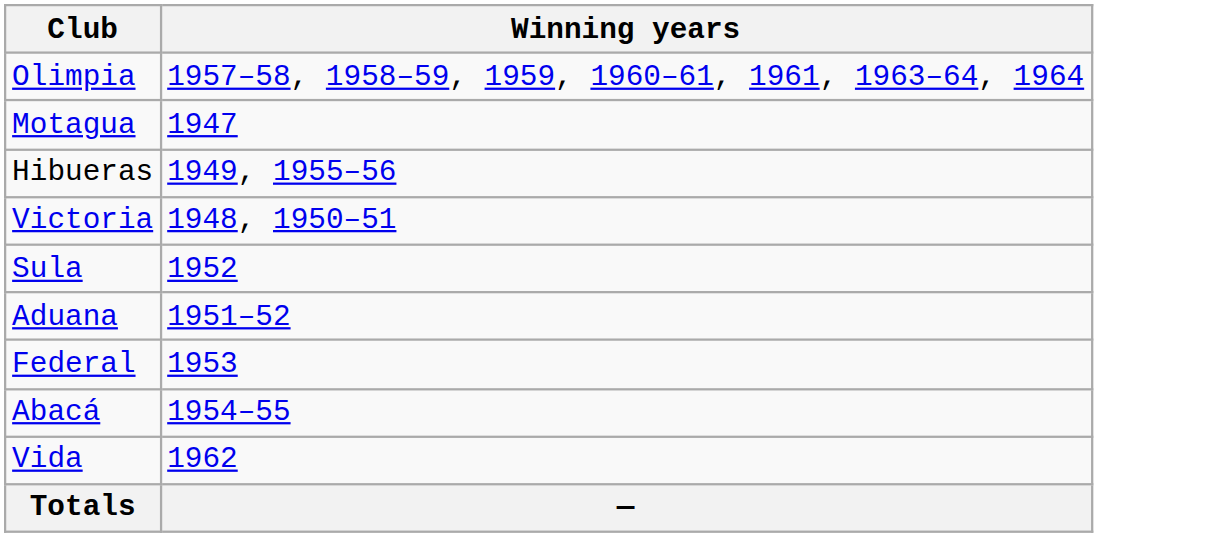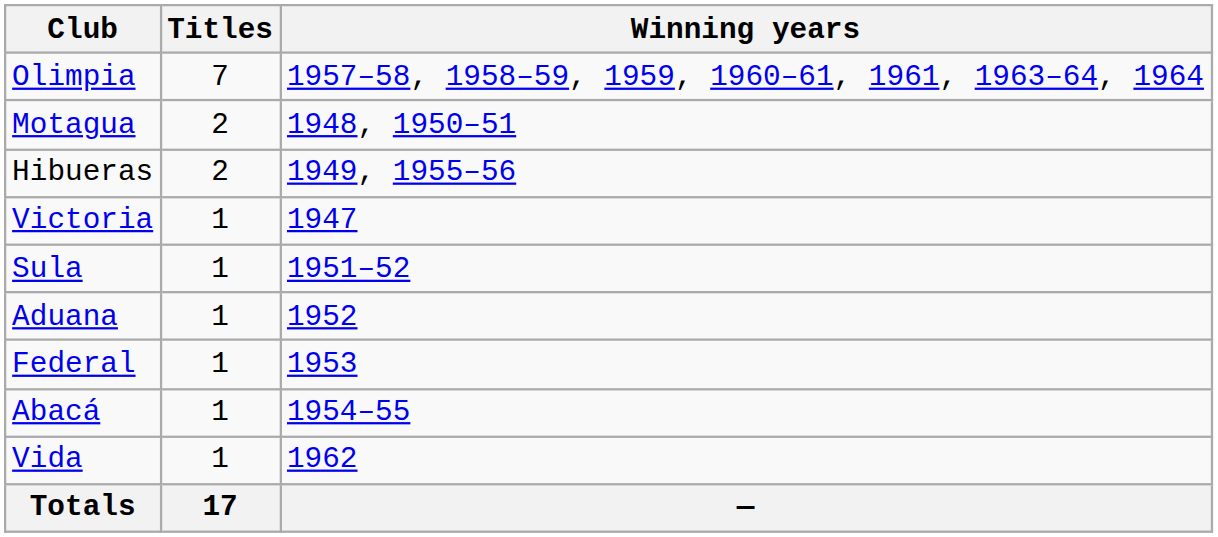+ column: (220, 29)
(202, 125) 1947 -> (402, 125) 1948, 1950–51
(282, 221) 1948, 1950–51 -> (322, 221) 1947
(202, 268) 1952 -> (349, 268) 1951–52
(229, 316) 1951–52 -> (322, 316) 1952
